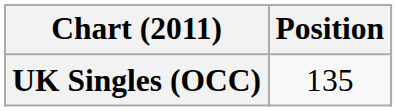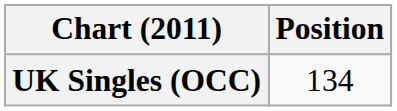(330, 79) 135 -> (330, 79) 134
